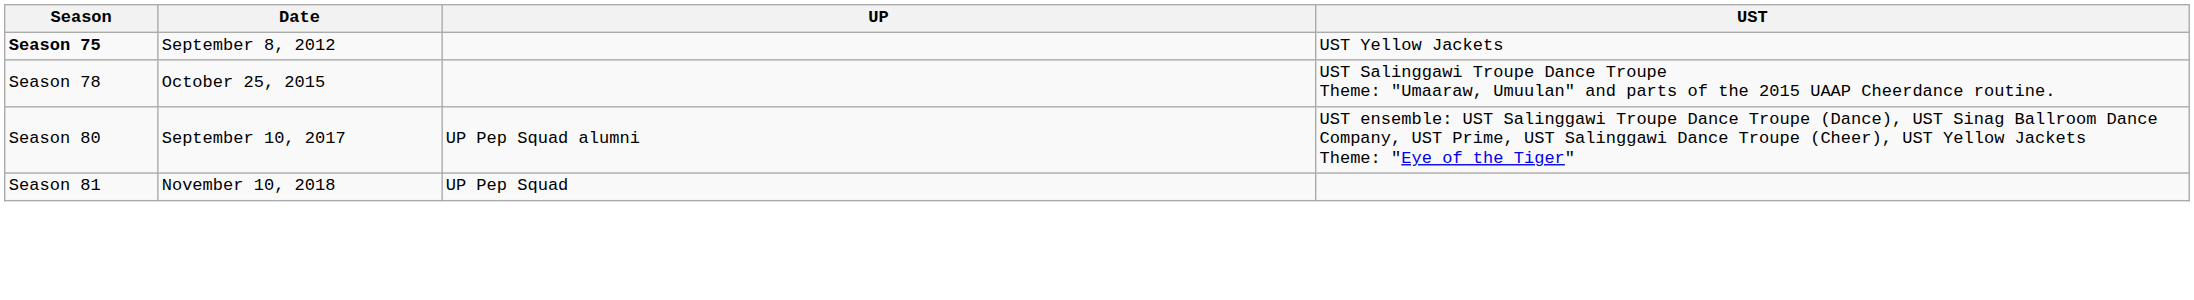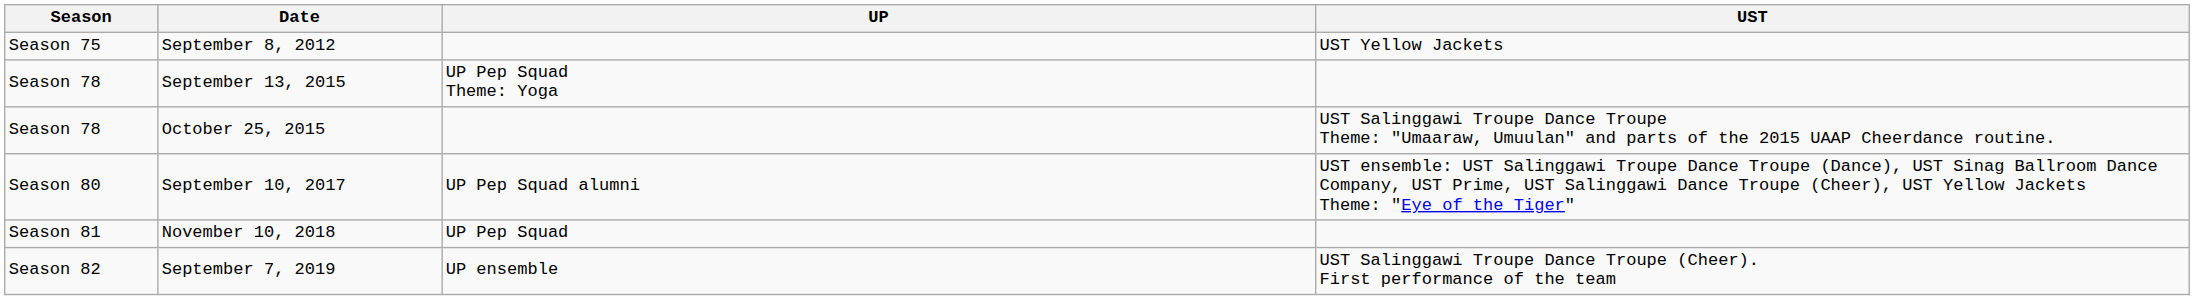(55, 46) bold -> (55, 46) normal
+ row: (254, 83)
+ row: (249, 271)
